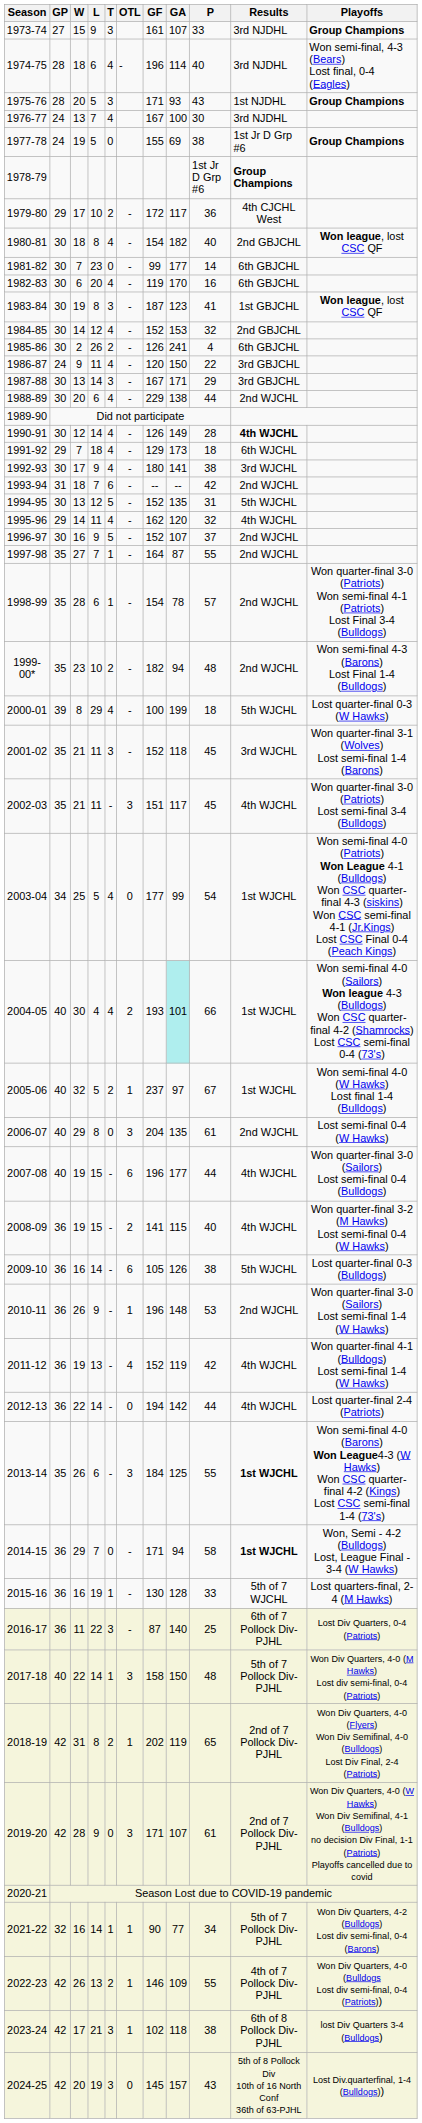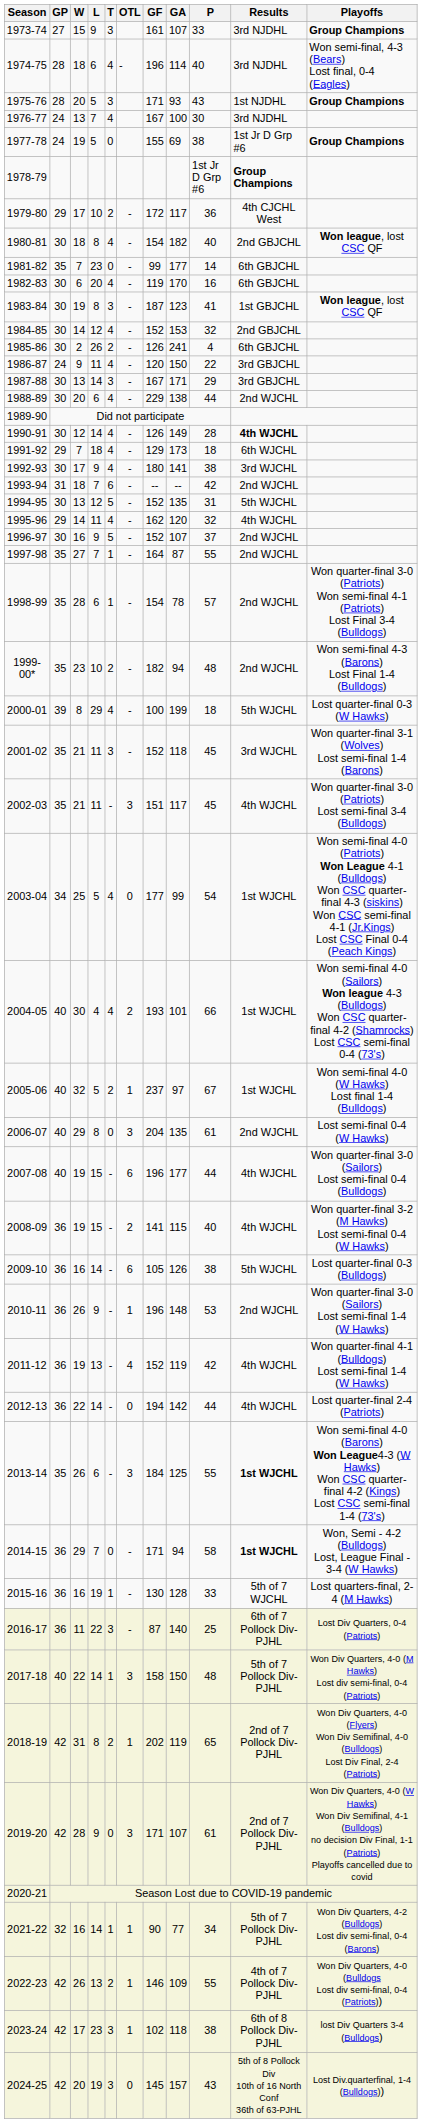(60, 266) 30 -> (60, 266) 35
(178, 1012) paleturquoise background -> (178, 1012) no background
(96, 2031) 21 -> (96, 2031) 23
